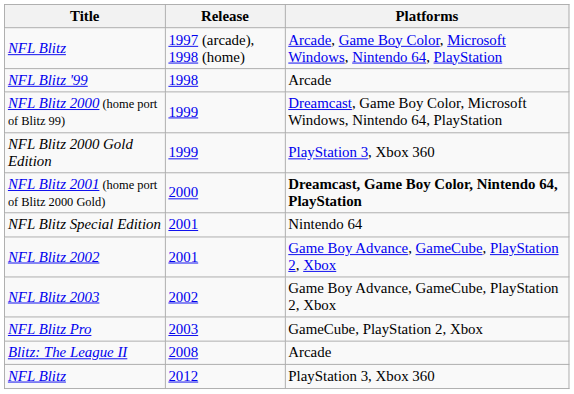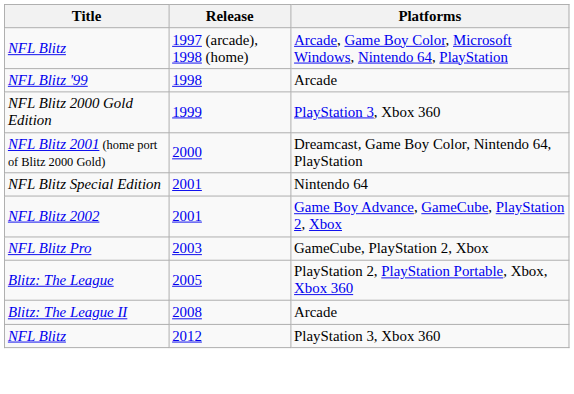- row: (83, 112)
(423, 192) bold -> (423, 152) normal
- row: (54, 297)
+ row: (61, 280)
